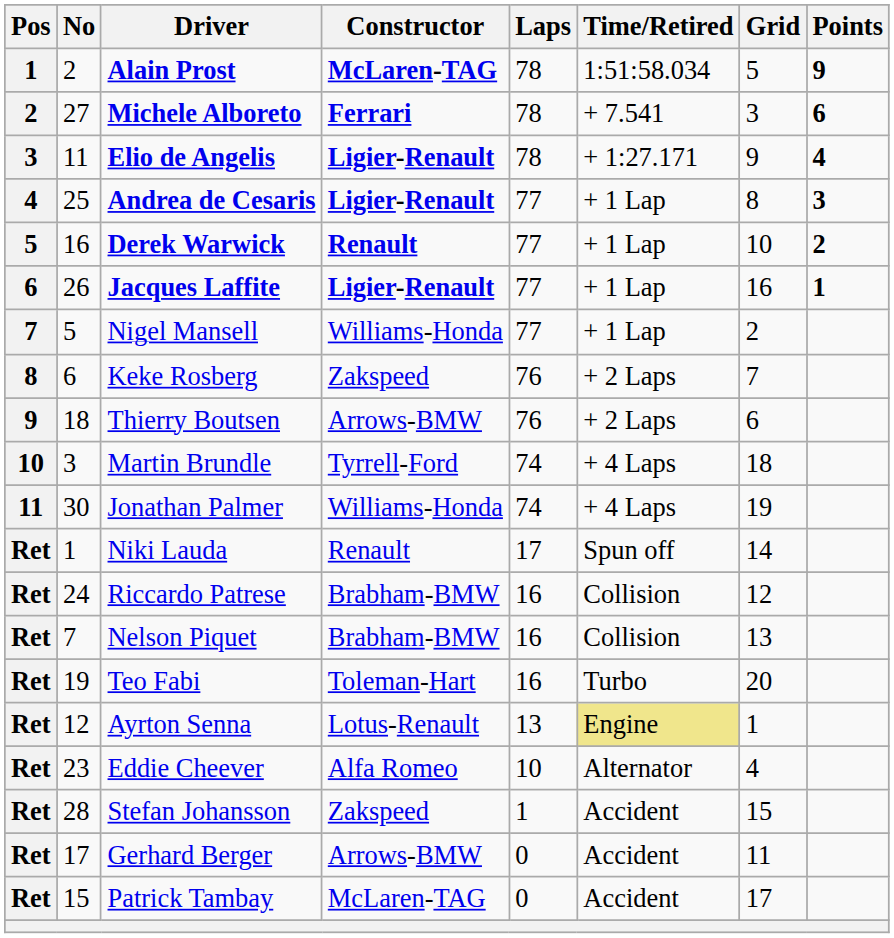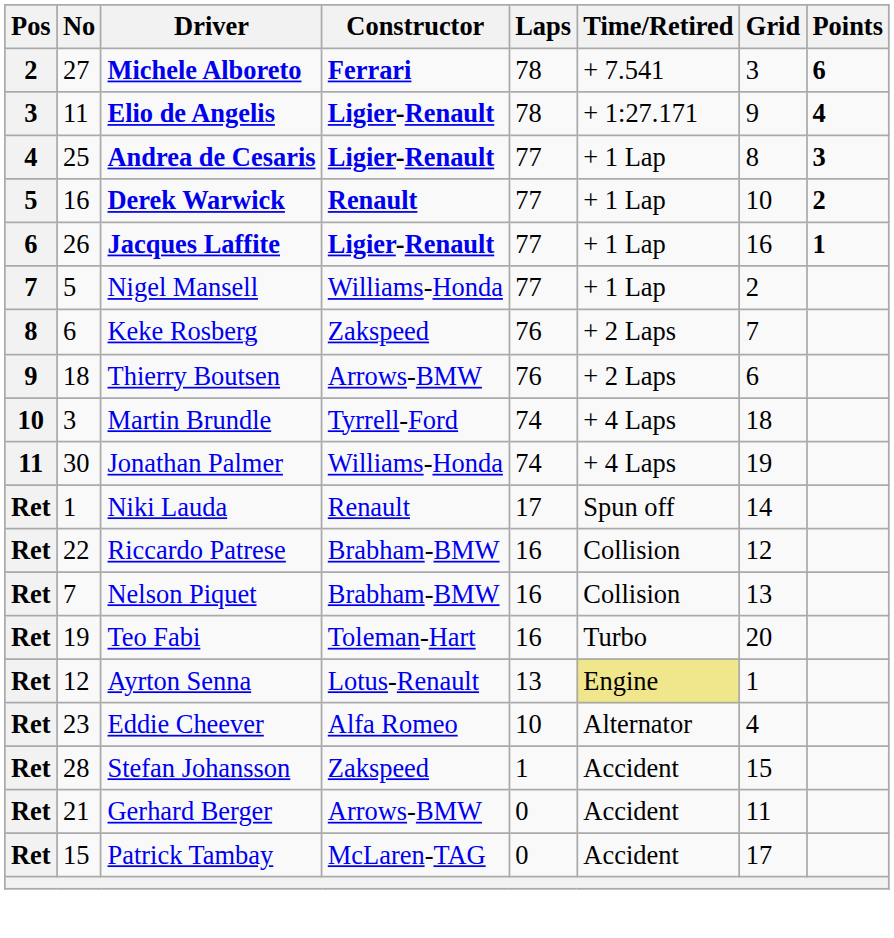- row: (172, 70)
(76, 593) 24 -> (76, 549) 22
(76, 855) 17 -> (76, 811) 21
